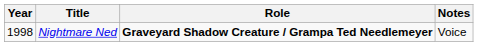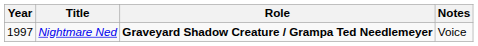(20, 32) 1998 -> (20, 32) 1997
